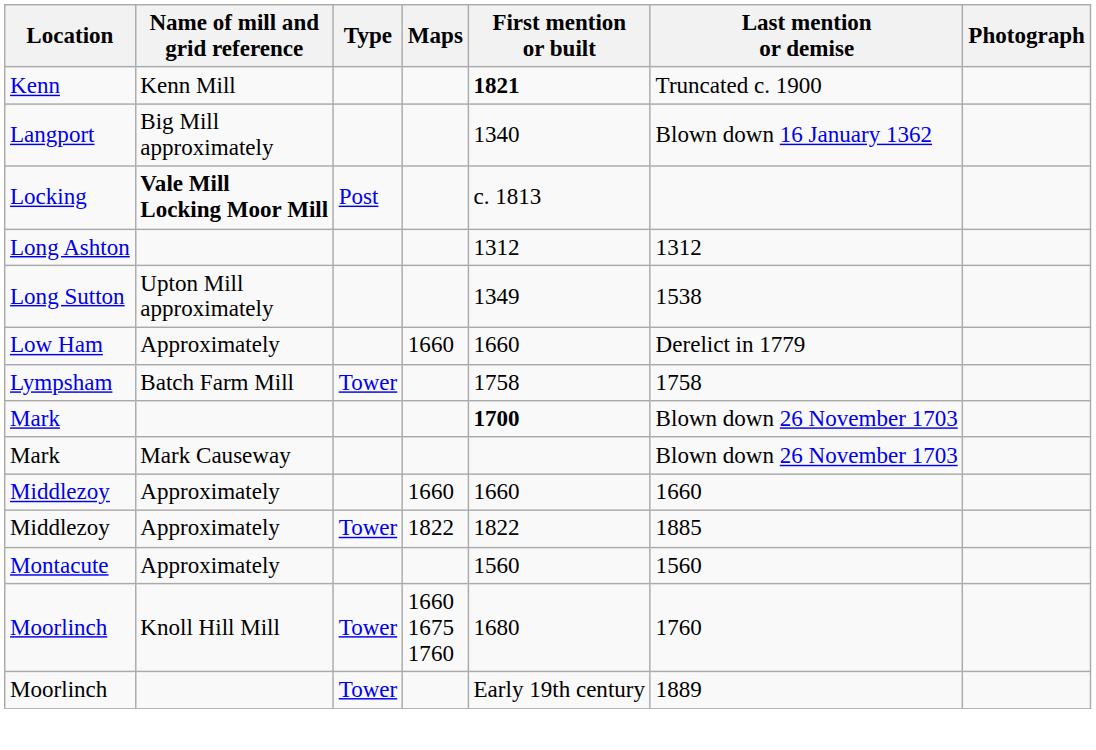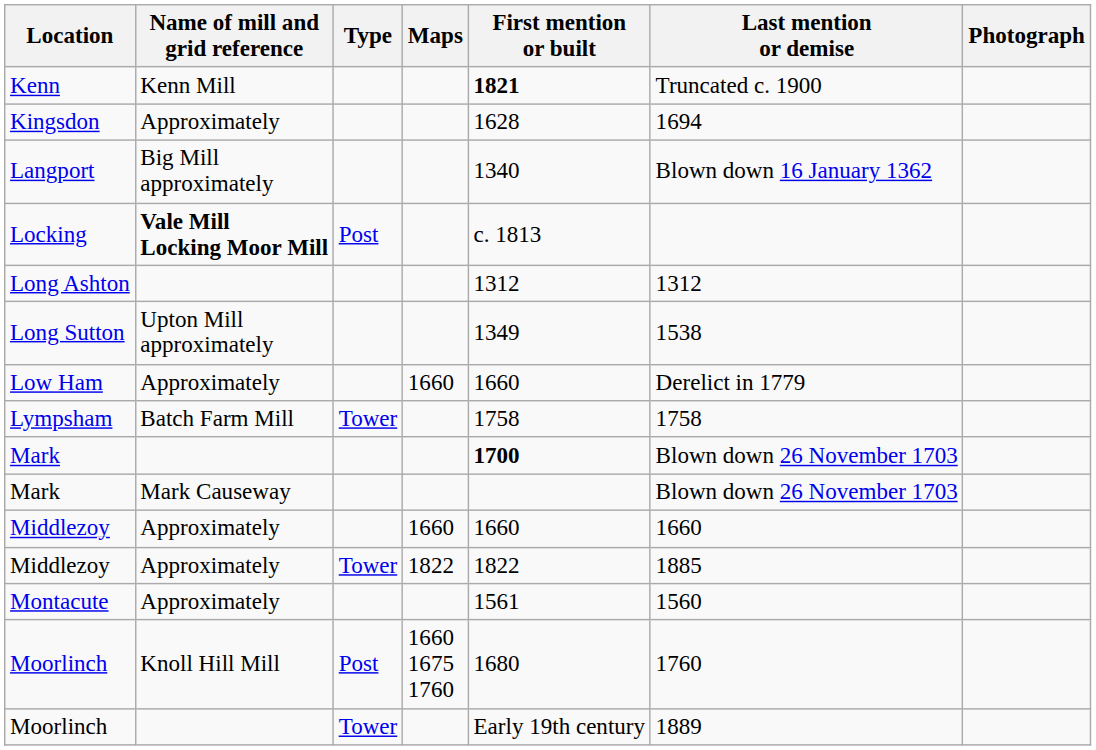+ row: (55, 121)
(497, 564) 1560 -> (497, 601) 1561
(368, 627) Tower -> (359, 663) Post
